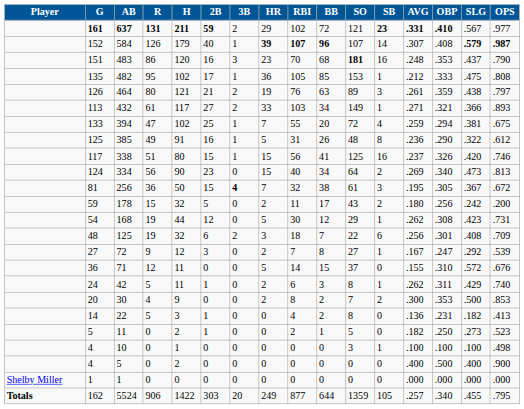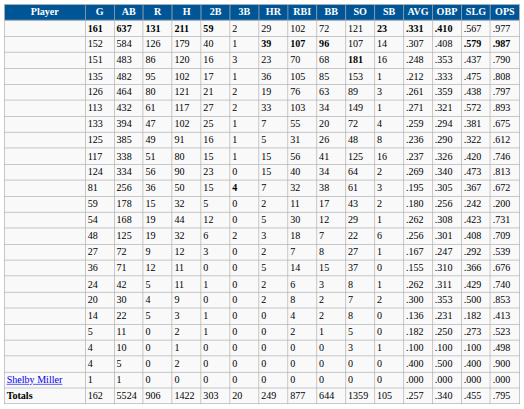(473, 108) .366 -> (473, 108) .572
(473, 268) .572 -> (473, 268) .366
